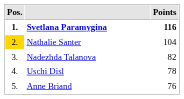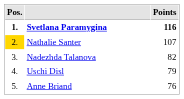(170, 42) 104 -> (170, 42) 107
(172, 71) 78 -> (172, 71) 79
